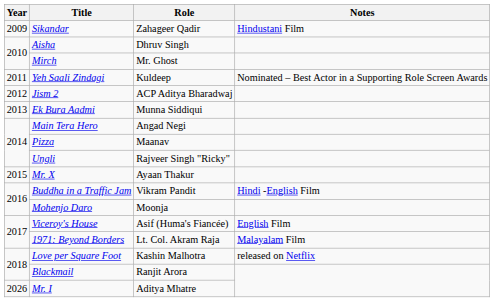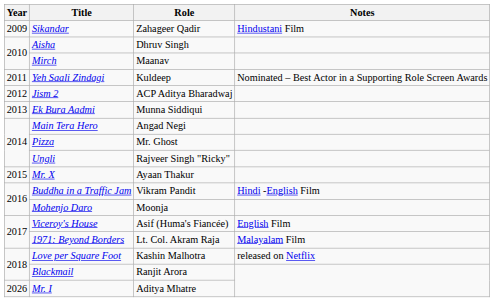(157, 61) Mr. Ghost -> (153, 61) Maanav
(153, 142) Maanav -> (157, 142) Mr. Ghost
